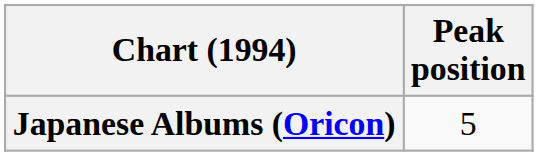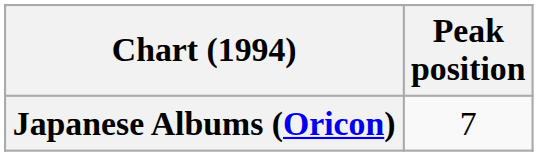(468, 122) 5 -> (468, 122) 7
